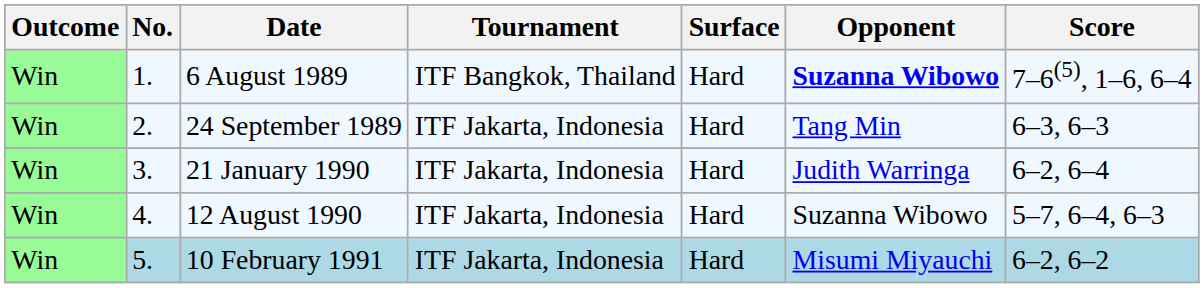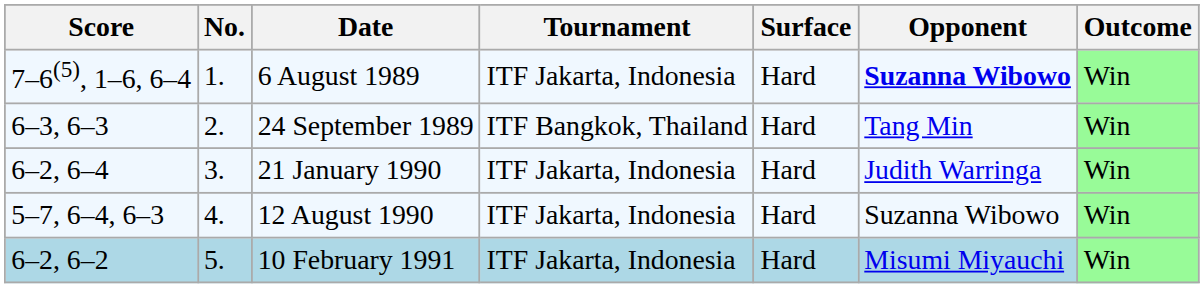columns swapped: (65, 26) <-> (1102, 26)
(545, 75) ITF Bangkok, Thailand -> (611, 75) ITF Jakarta, Indonesia
(539, 124) ITF Jakarta, Indonesia -> (617, 124) ITF Bangkok, Thailand
